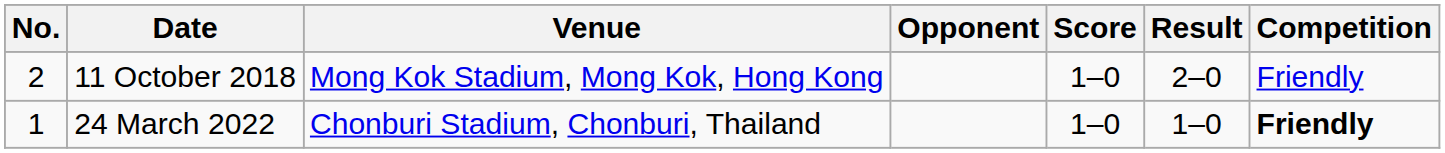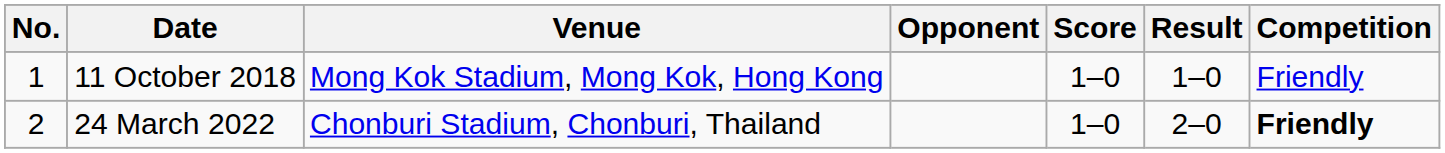(36, 76) 2 -> (36, 76) 1
(1197, 76) 2–0 -> (1197, 76) 1–0
(36, 123) 1 -> (36, 123) 2
(1197, 123) 1–0 -> (1197, 123) 2–0
